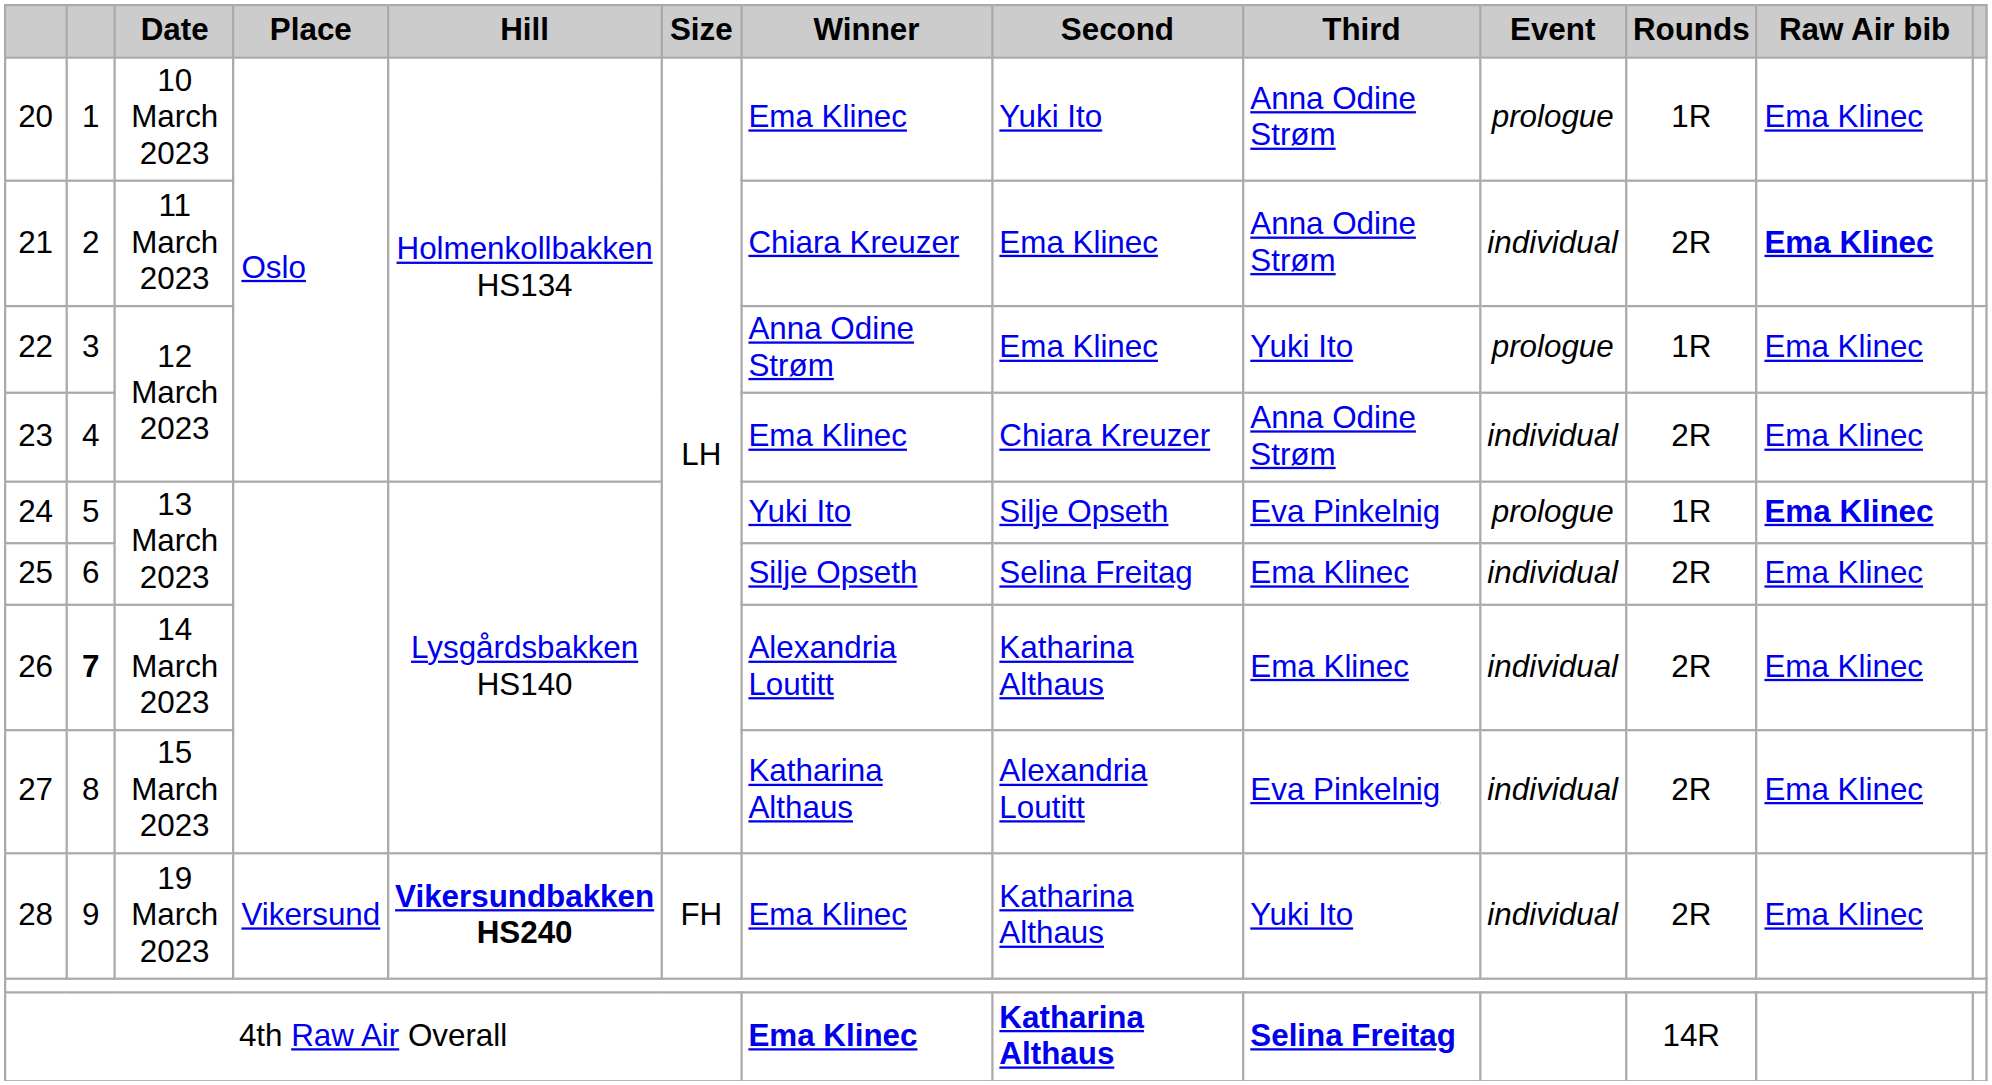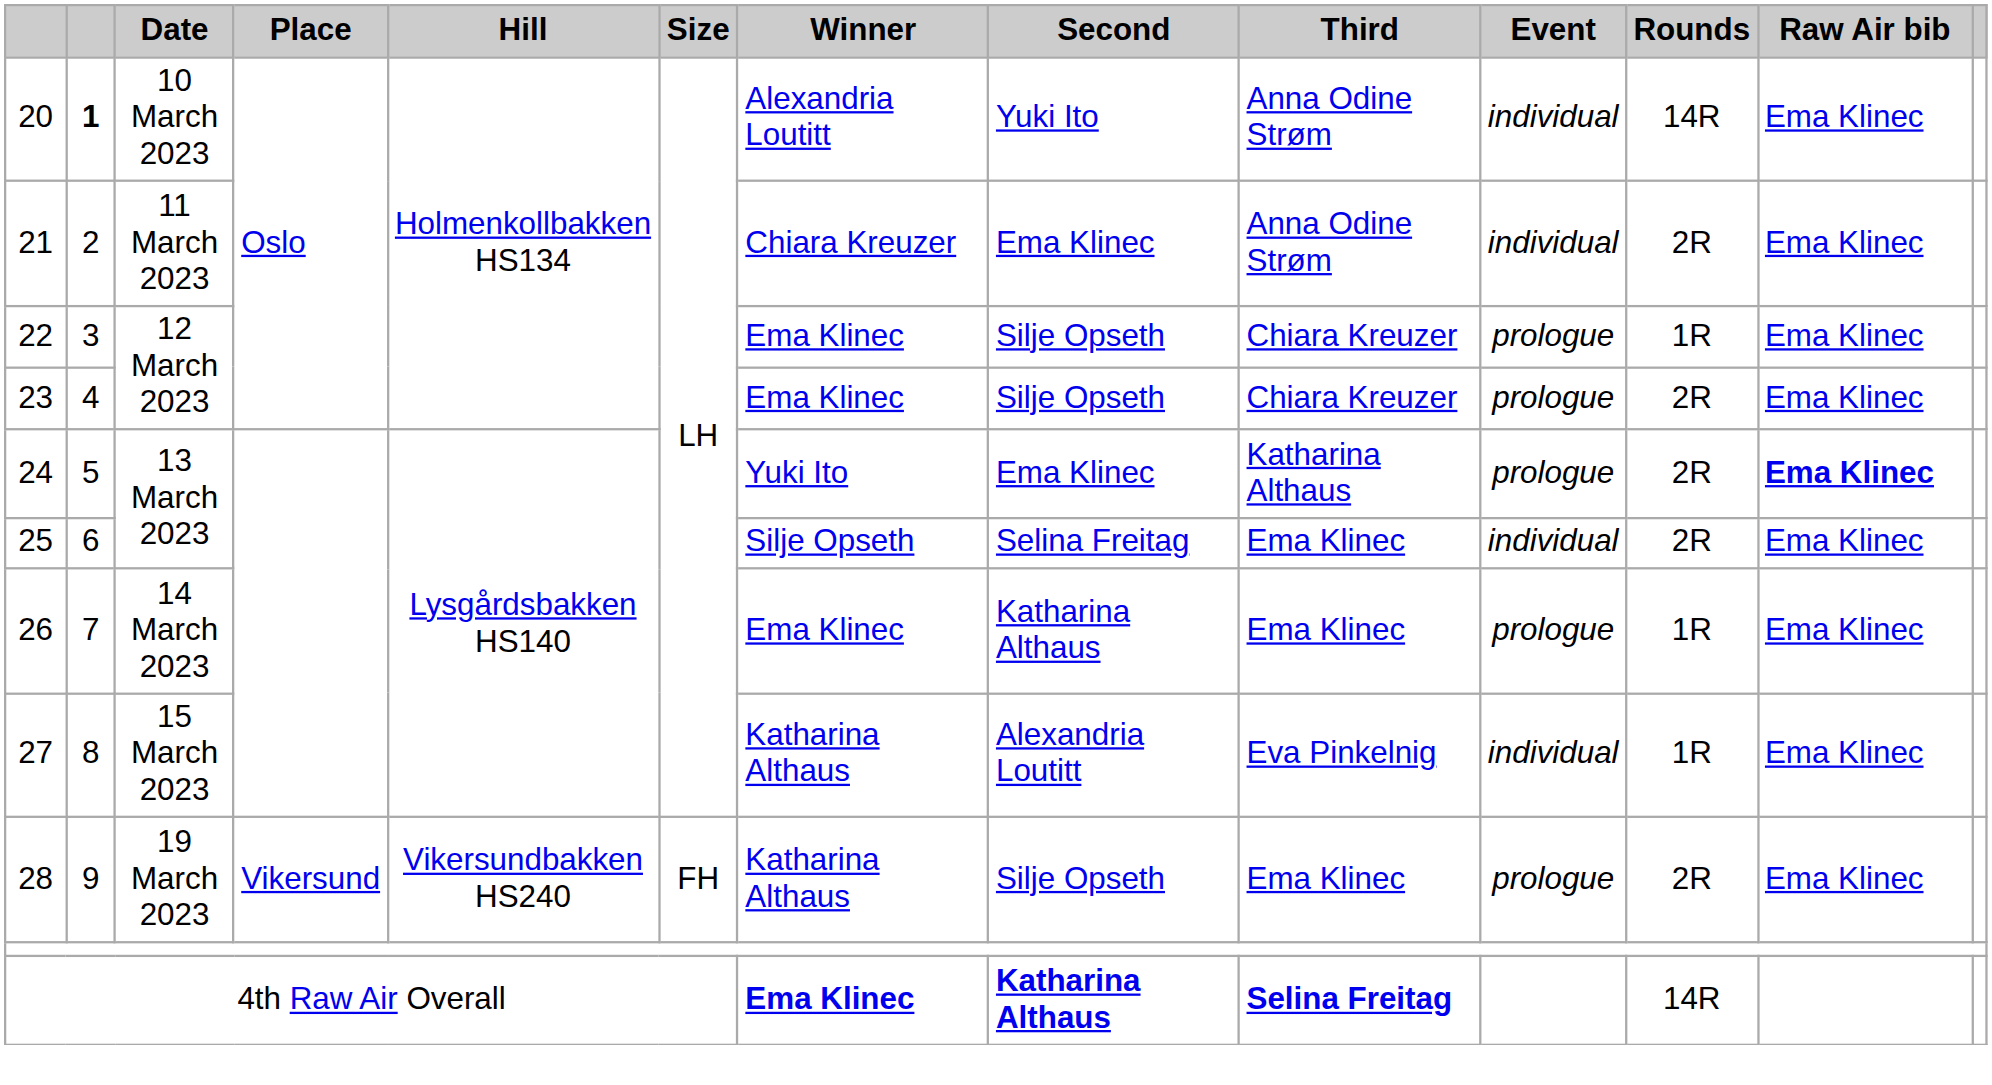(91, 117) normal -> (91, 117) bold
(828, 117) Ema Klinec -> (819, 117) Alexandria Loutitt
(1553, 117) prologue -> (1553, 117) individual
(1691, 117) 1R -> (1692, 117) 14R
(1849, 241) bold -> (1844, 241) normal
(831, 347) Anna Odine Strøm -> (825, 335) Ema Klinec
(1079, 347) Ema Klinec -> (1080, 335) Silje Opseth
(1302, 347) Yuki Ito -> (1352, 335) Chiara Kreuzer
(1105, 435) Chiara Kreuzer -> (1080, 397) Silje Opseth
(1333, 435) Anna Odine Strøm -> (1352, 397) Chiara Kreuzer
(1553, 435) individual -> (1553, 397) prologue
(1084, 510) Silje Opseth -> (1075, 472) Ema Klinec
(1345, 510) Eva Pinkelnig -> (1314, 472) Katharina Althaus
(1691, 510) 1R -> (1692, 472) 2R
(91, 666) bold -> (91, 629) normal
(823, 666) Alexandria Loutitt -> (825, 629) Ema Klinec
(1553, 666) individual -> (1553, 629) prologue
(1691, 666) 2R -> (1692, 629) 1R
(1691, 790) 2R -> (1692, 753) 1R
(525, 914) bold -> (523, 878) normal
(828, 914) Ema Klinec -> (812, 878) Katharina Althaus
(1066, 914) Katharina Althaus -> (1080, 878) Silje Opseth
(1302, 914) Yuki Ito -> (1326, 878) Ema Klinec
(1553, 914) individual -> (1553, 878) prologue
